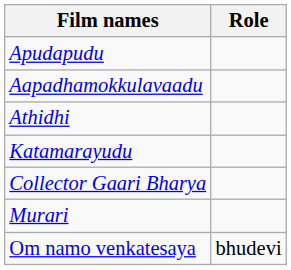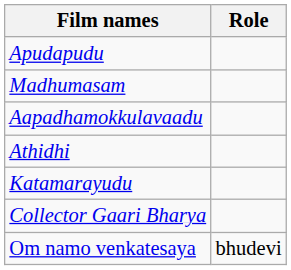+ row: (67, 85)
- row: (39, 215)
